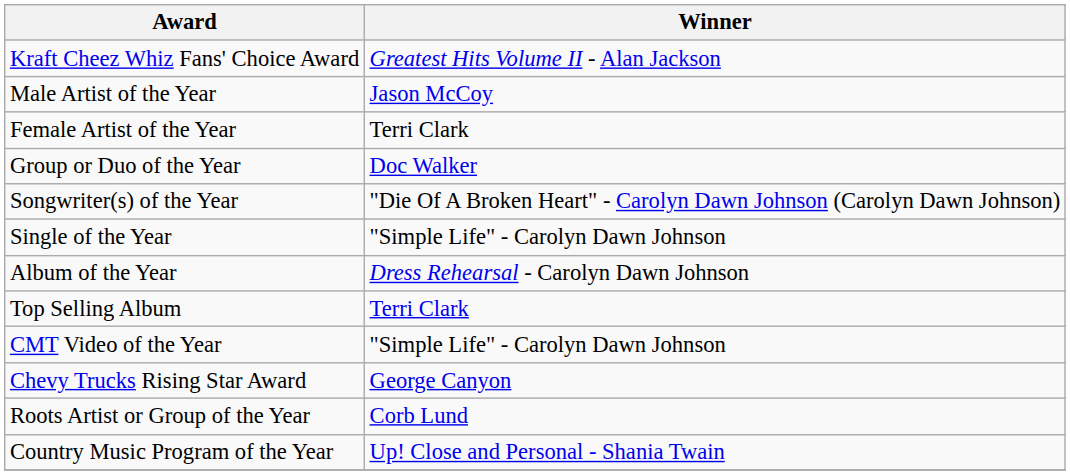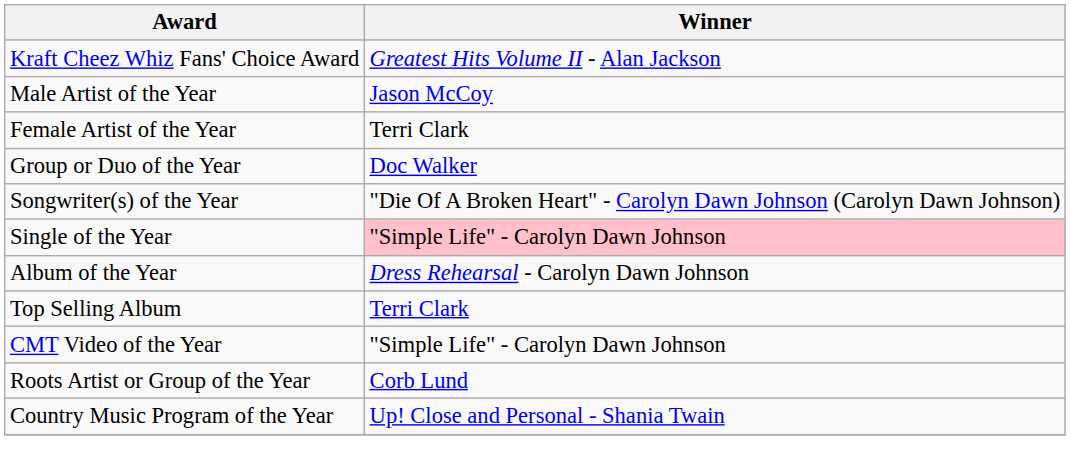(548, 237) no background -> (548, 237) pink background
- row: (158, 380)
